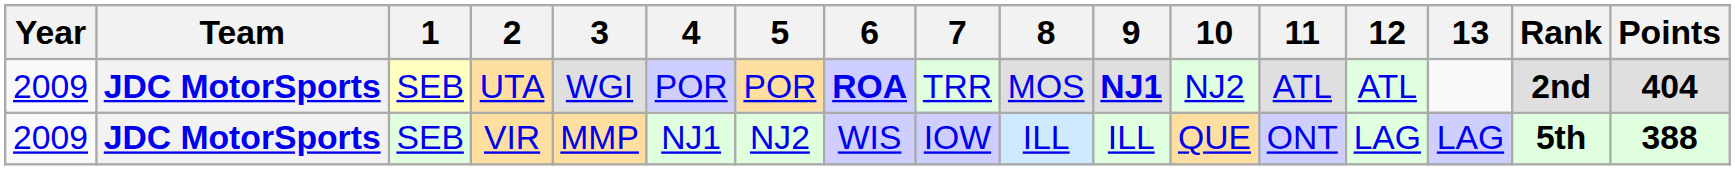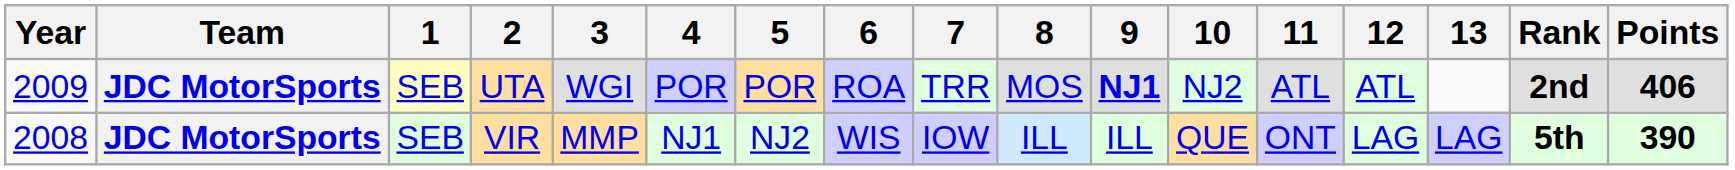(870, 85) bold -> (869, 85) normal
(1670, 85) 404 -> (1668, 85) 406
(51, 139) 2009 -> (51, 139) 2008
(1670, 139) 388 -> (1668, 139) 390
